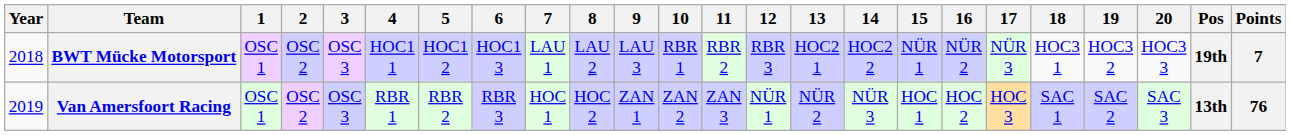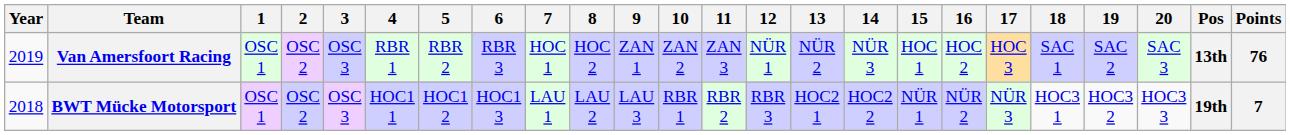rows swapped: (144, 56) <-> (144, 105)
